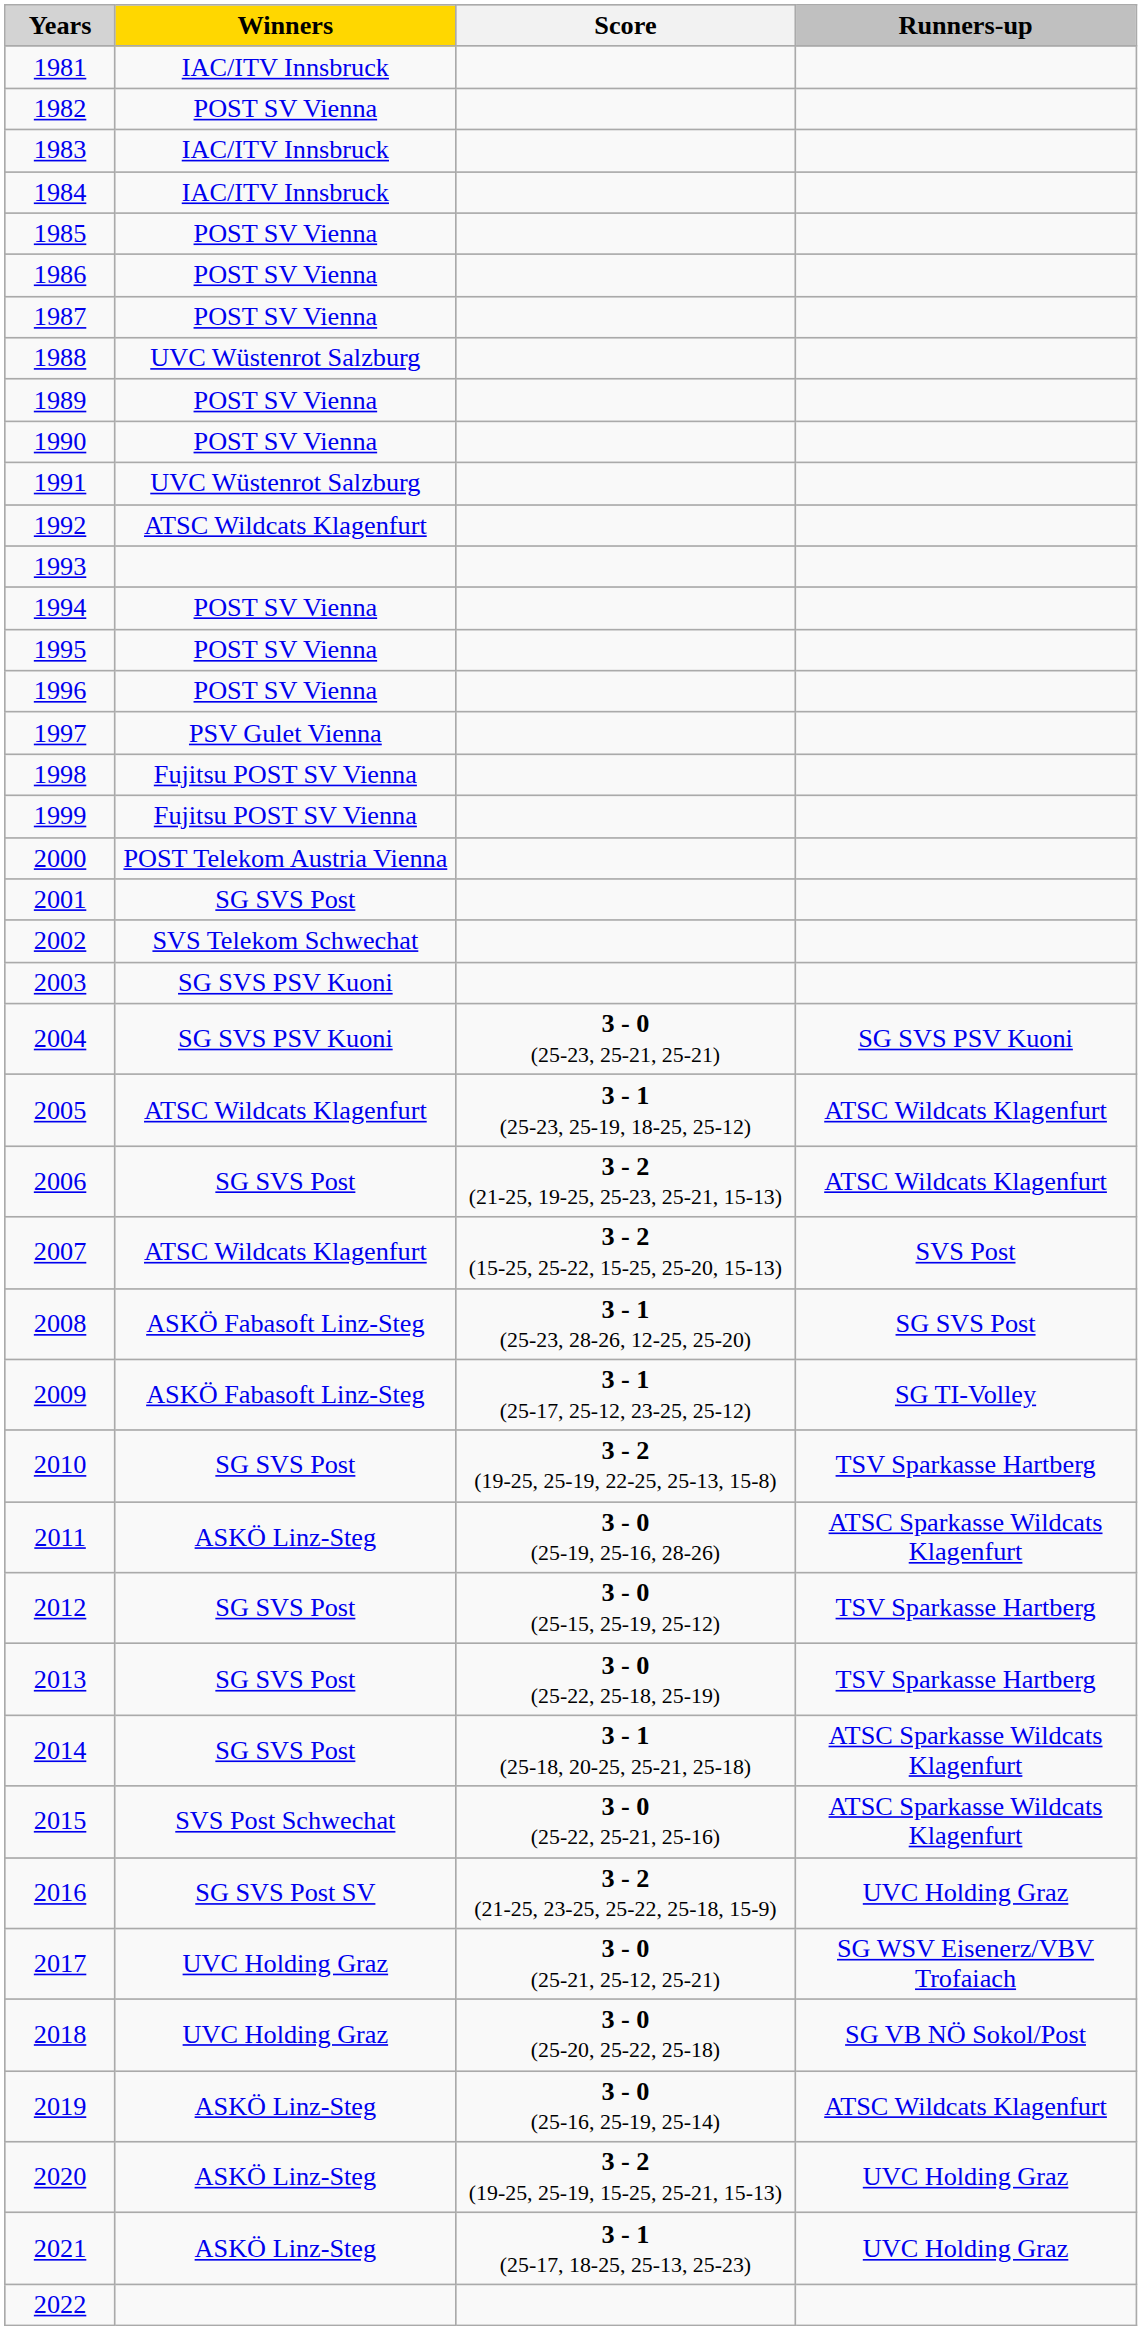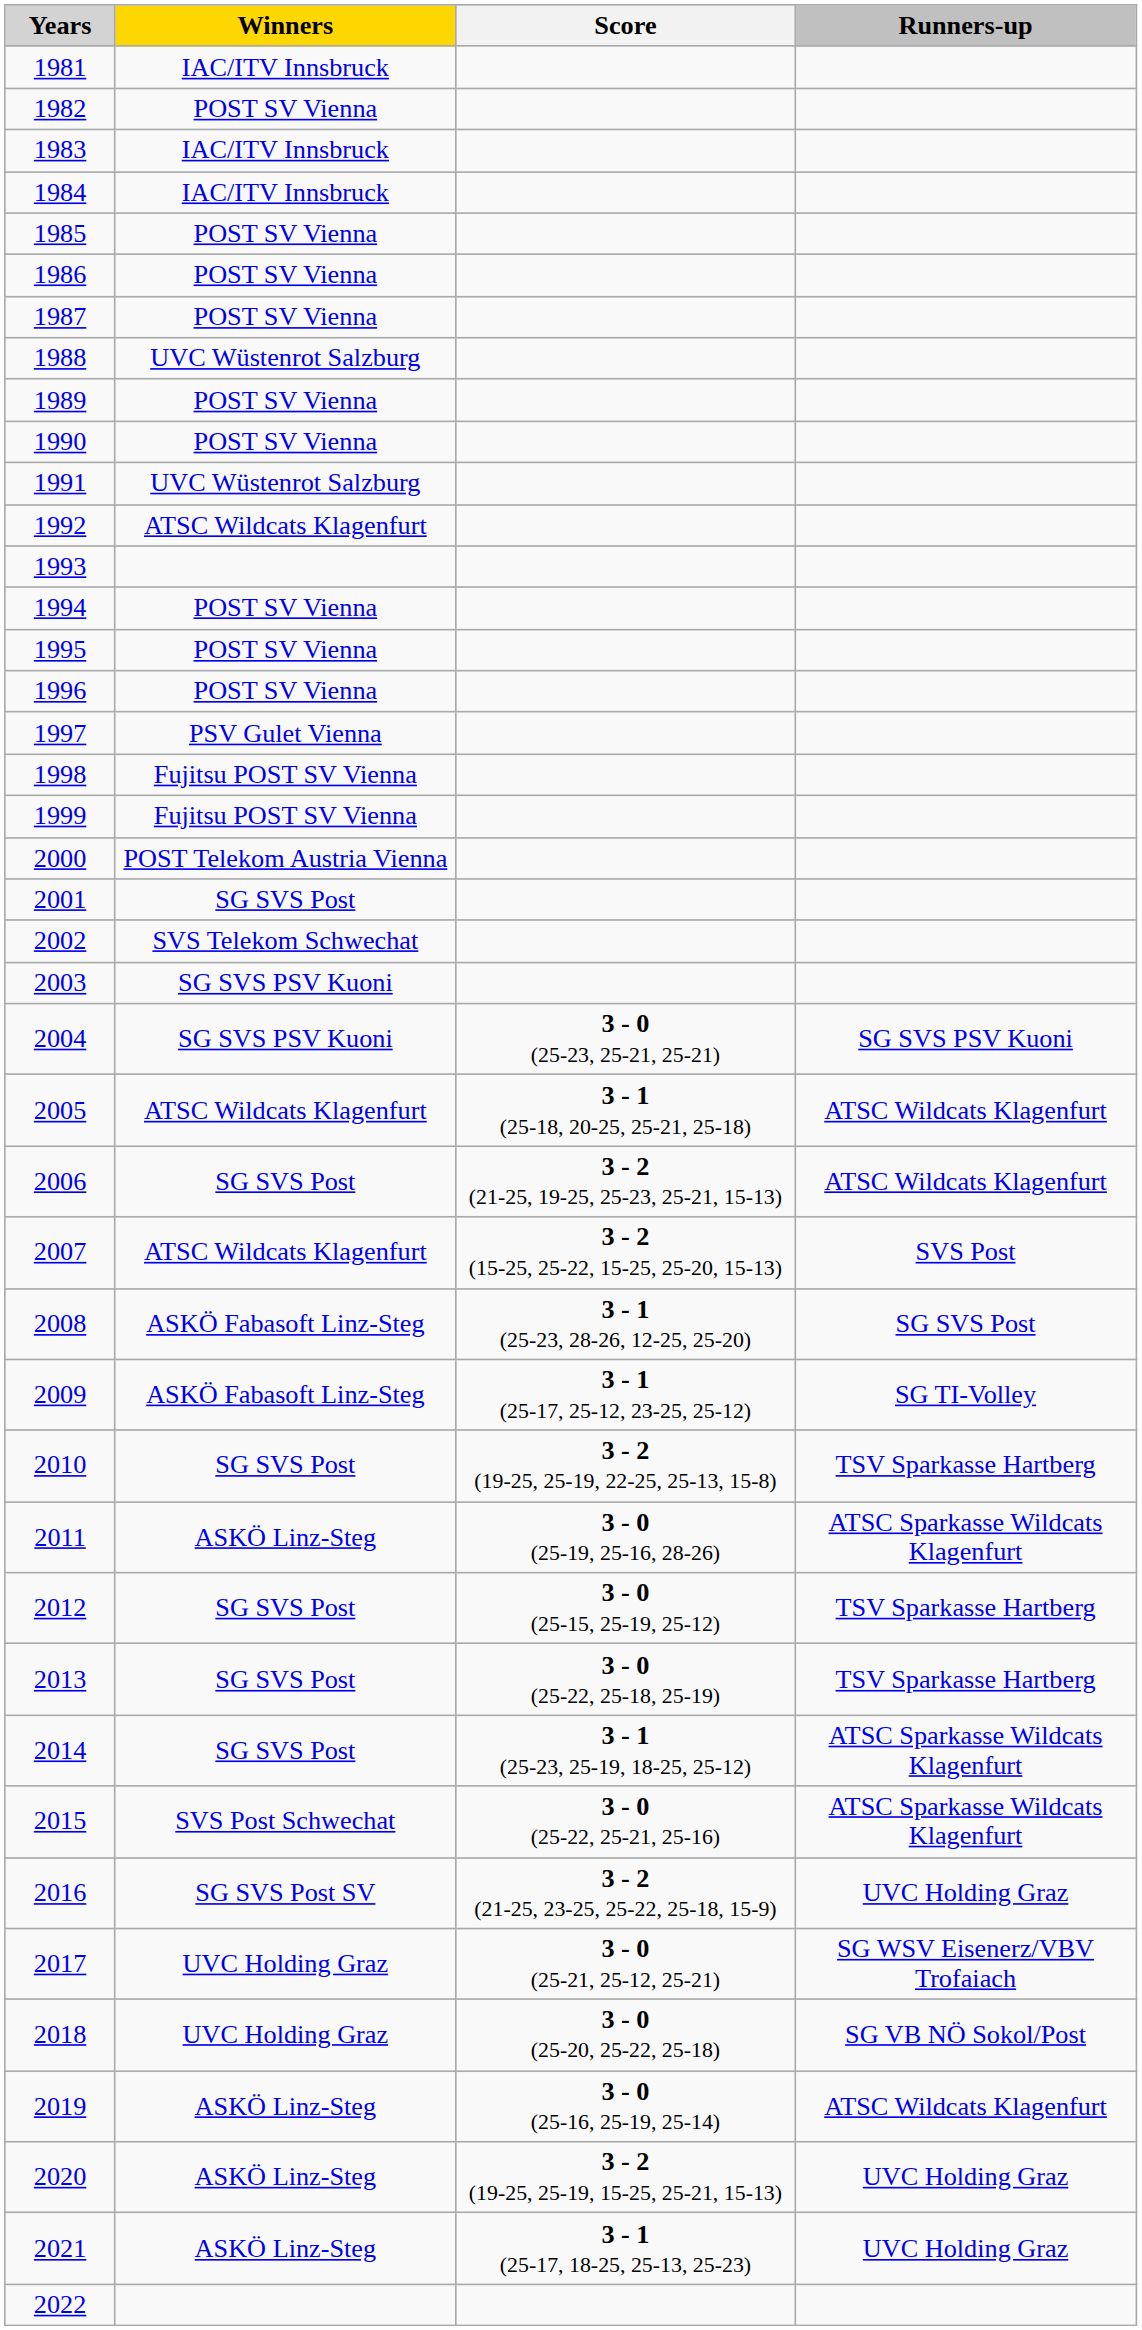(625, 1109) 3 - 1 (25-23, 25-19, 18-25, 25-12) -> (625, 1109) 3 - 1 (25-18, 20-25, 25-21, 25-18)
(625, 1750) 3 - 1 (25-18, 20-25, 25-21, 25-18) -> (625, 1750) 3 - 1 (25-23, 25-19, 18-25, 25-12)
